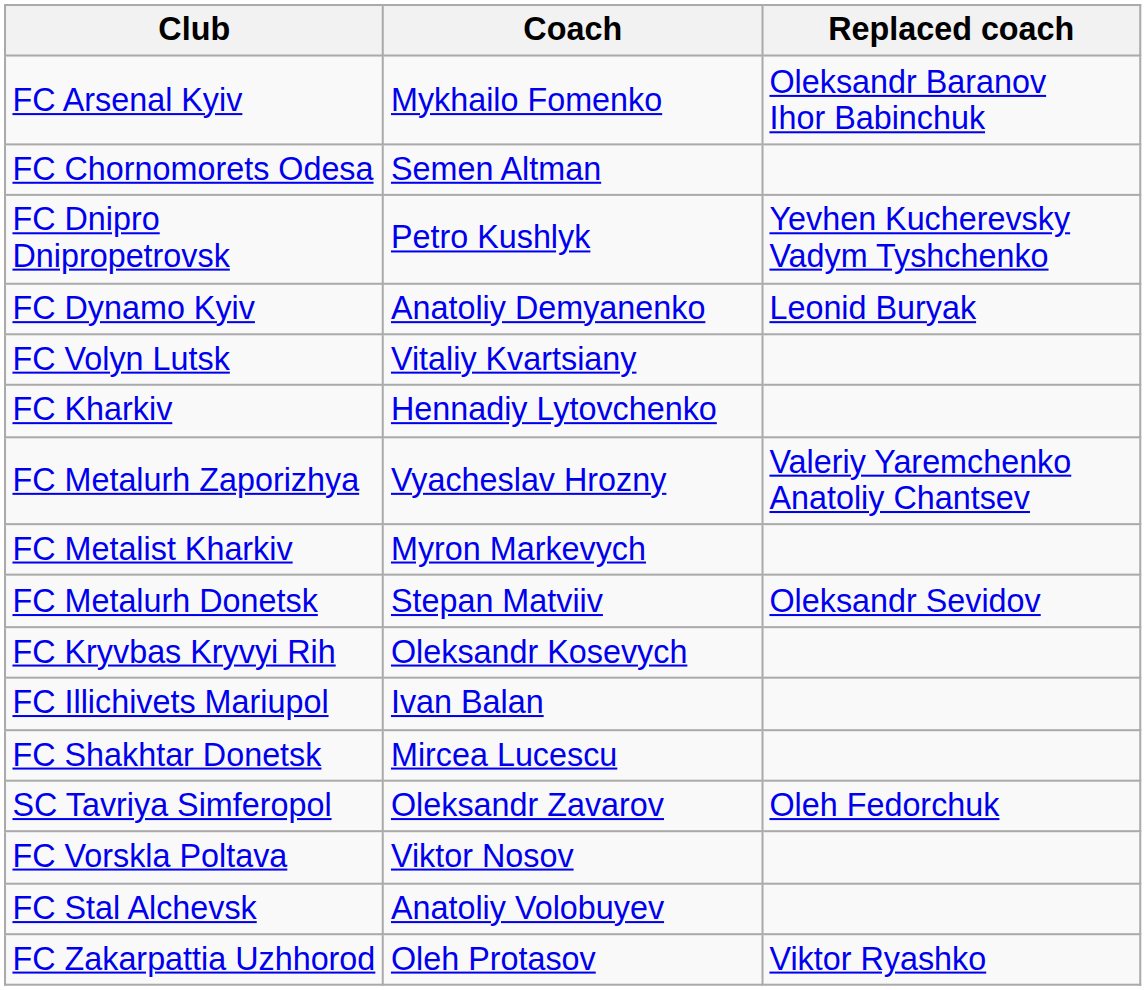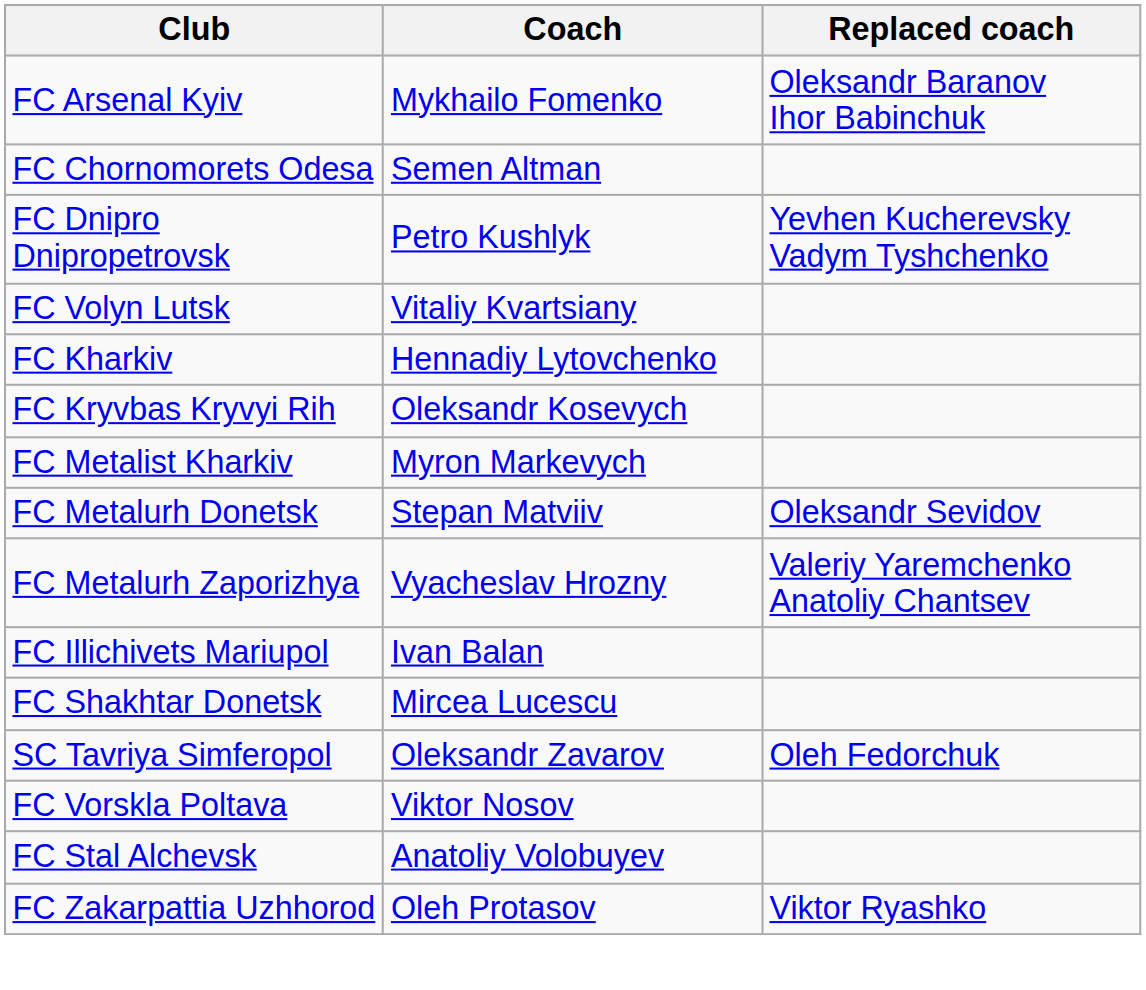- row: (134, 307)
rows swapped: (174, 651) <-> (186, 479)
